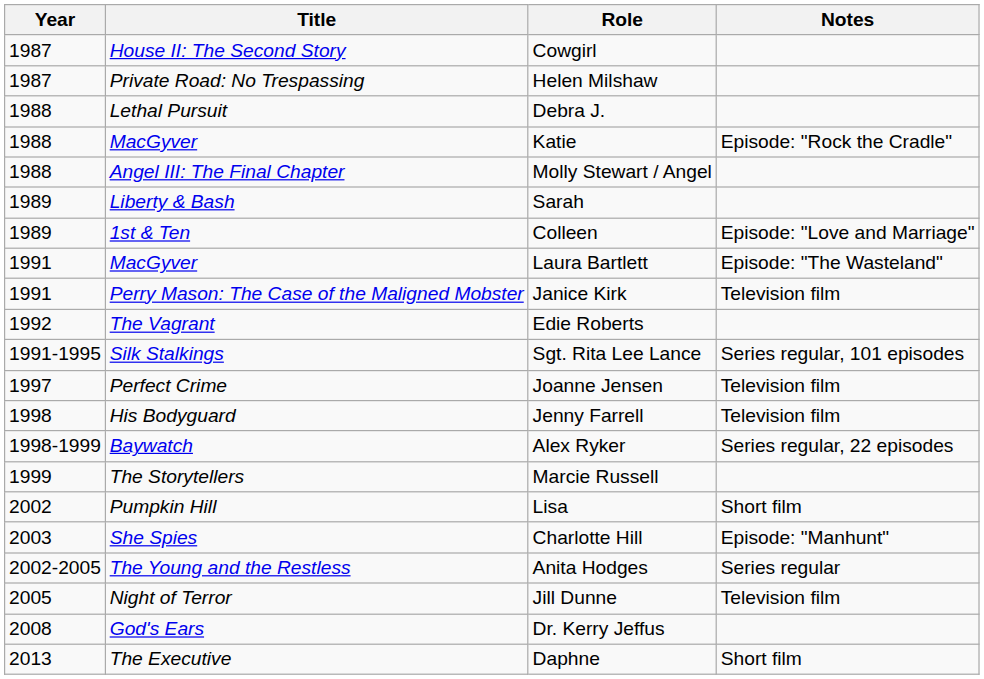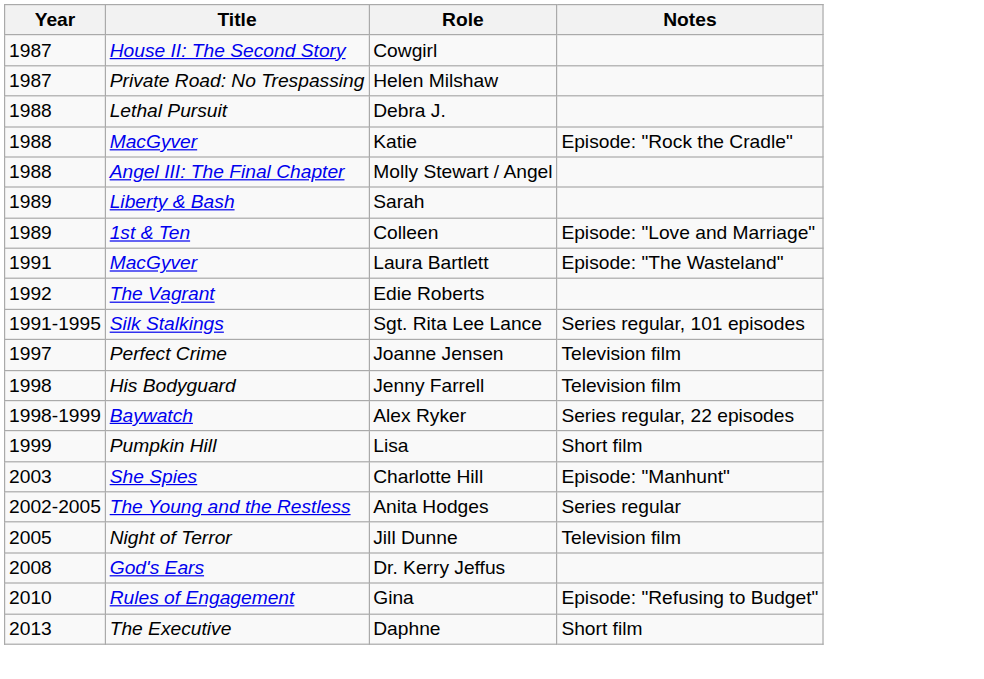- row: (580, 293)
- row: (596, 476)
(30, 506) 2002 -> (30, 446) 1999
+ row: (394, 598)
